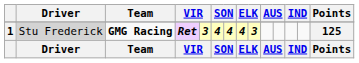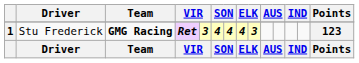(61, 31) lightgrey background -> (61, 31) no background
(332, 31) 125 -> (332, 31) 123
